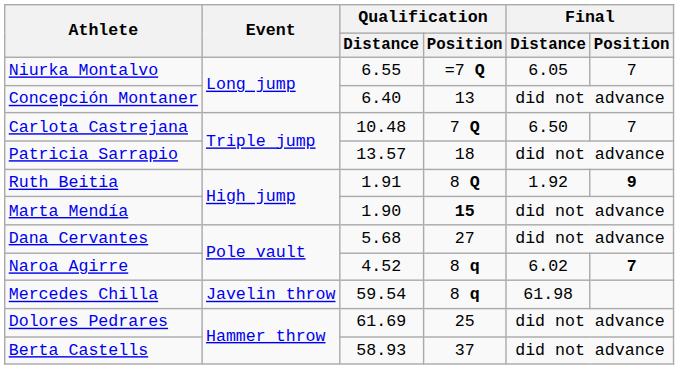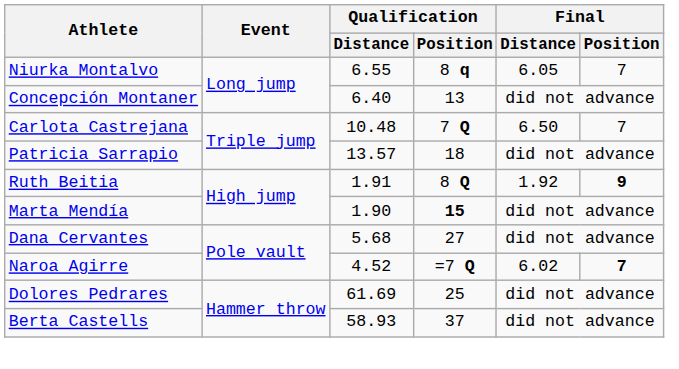(465, 71) =7 Q -> (455, 71) 8 q
(465, 266) 8 q -> (455, 266) =7 Q
- row: (83, 294)
